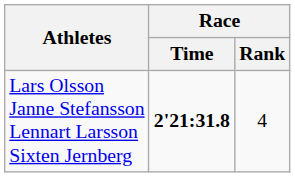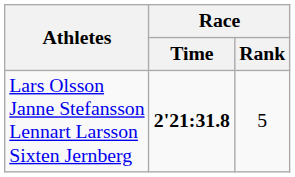(262, 121) 4 -> (262, 121) 5
